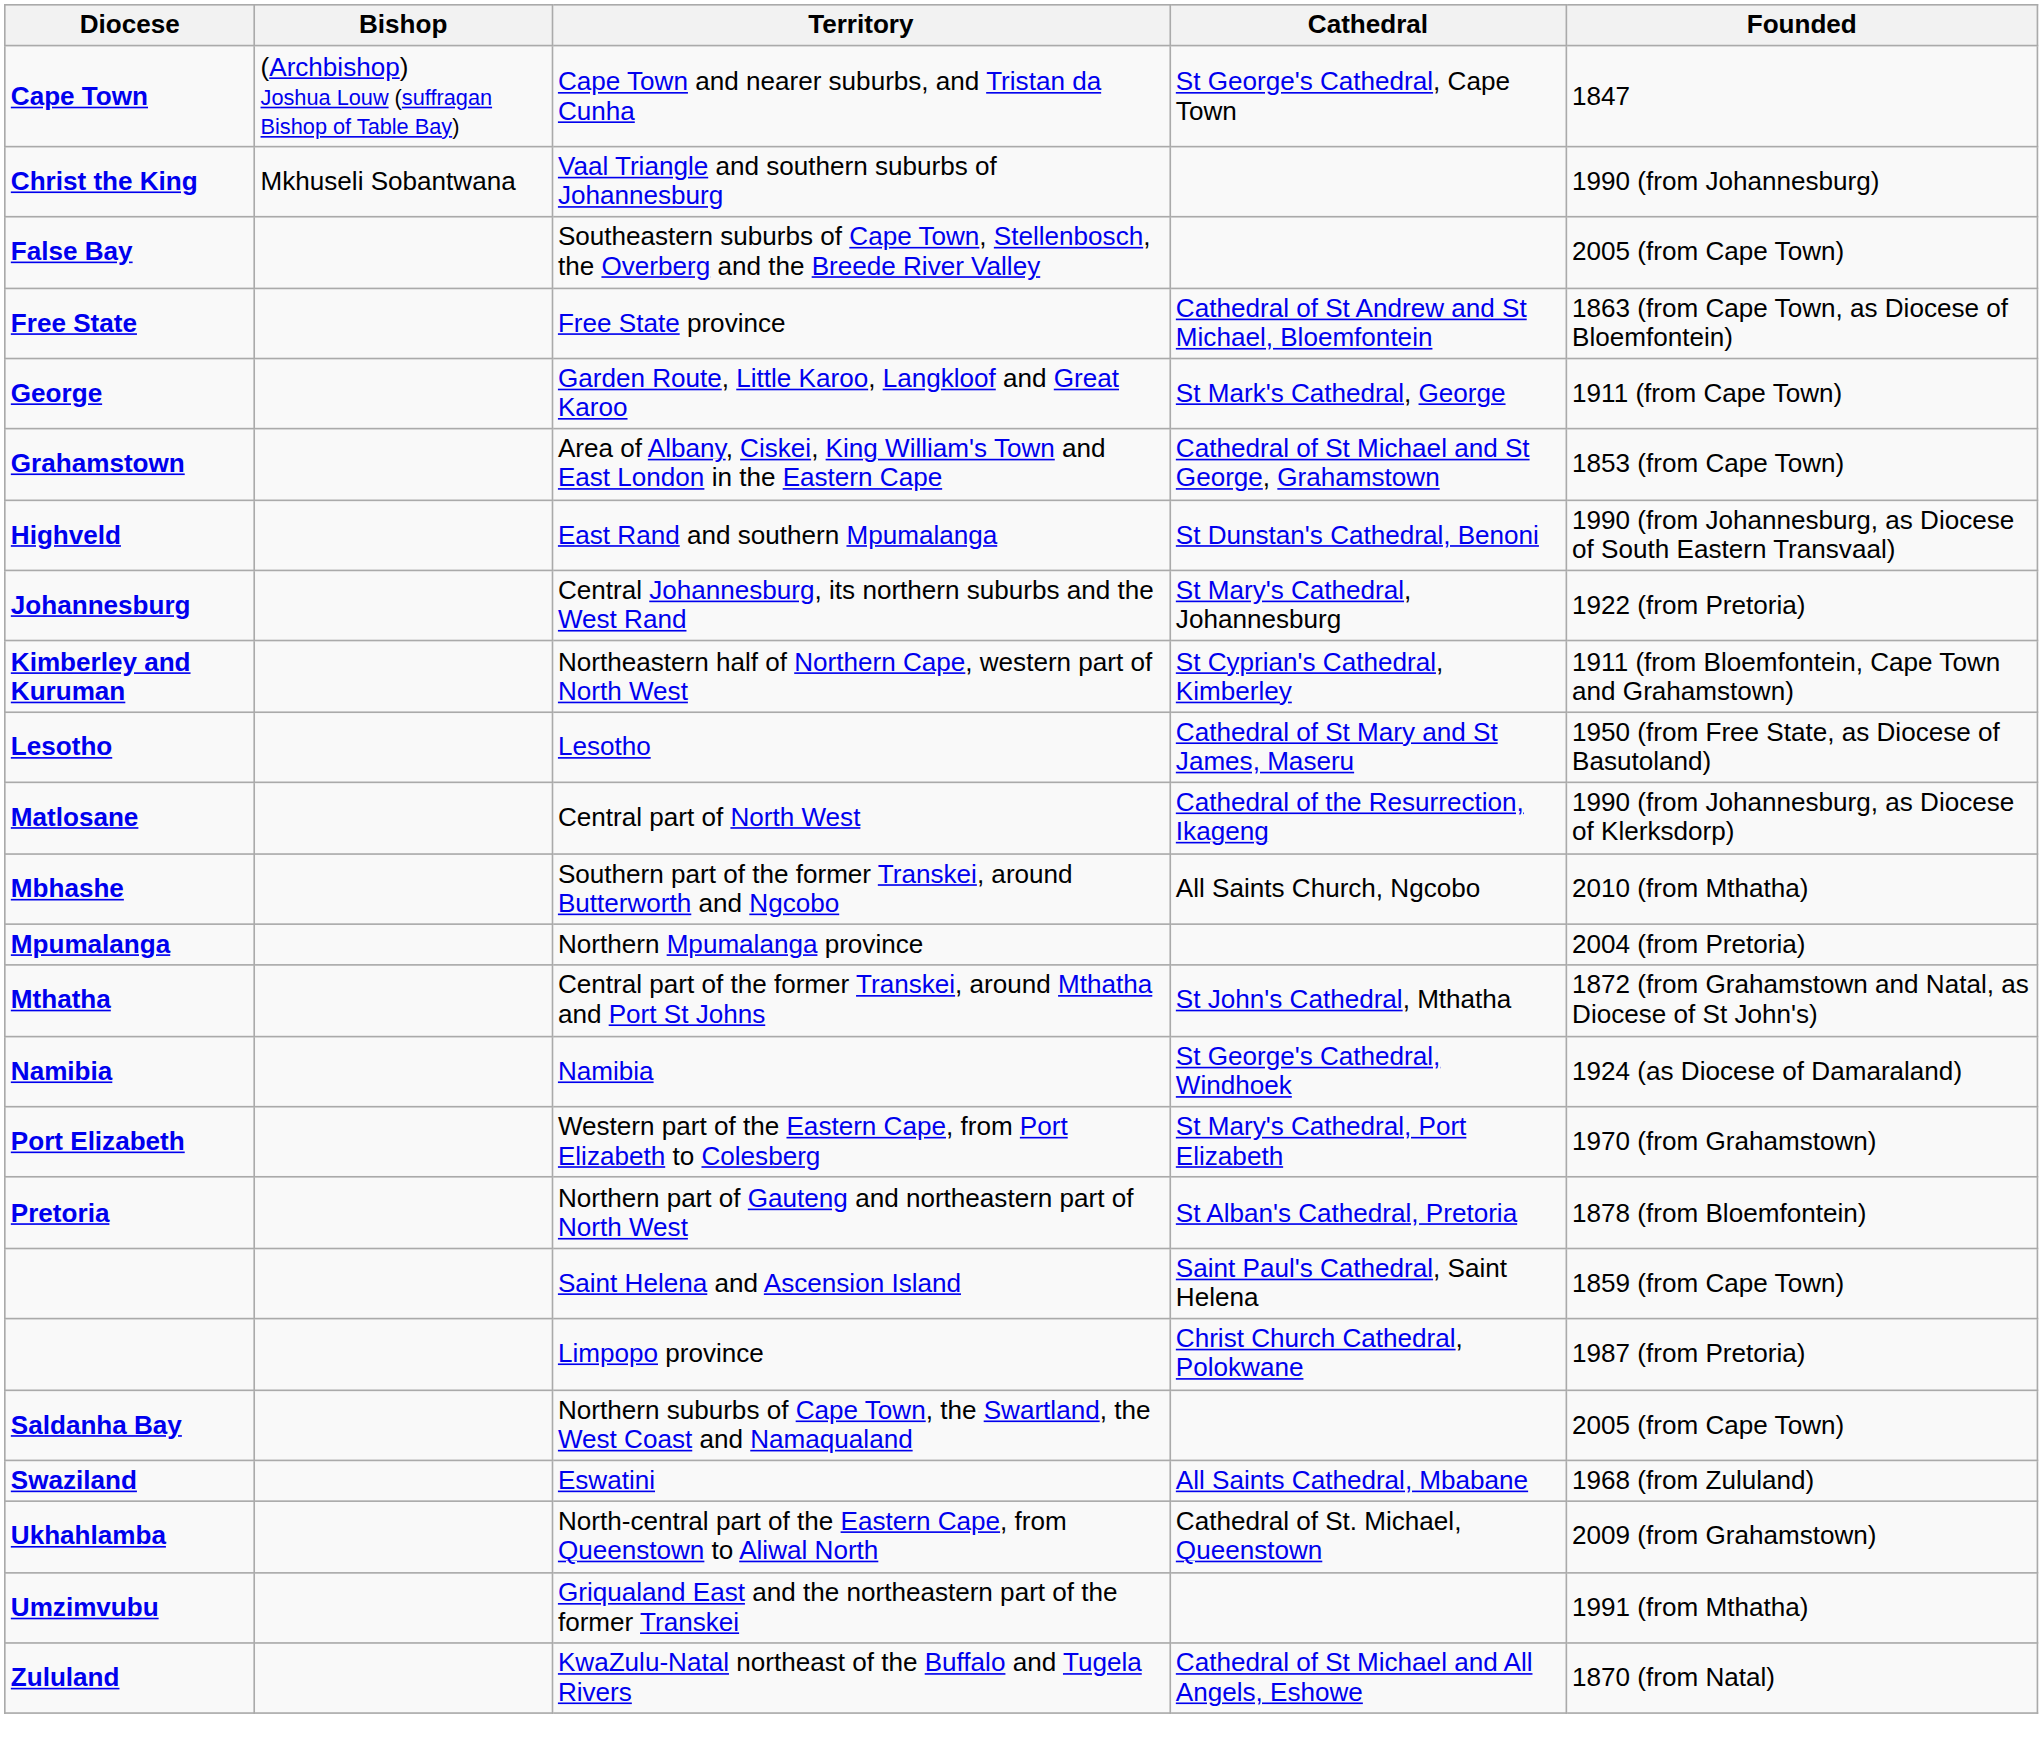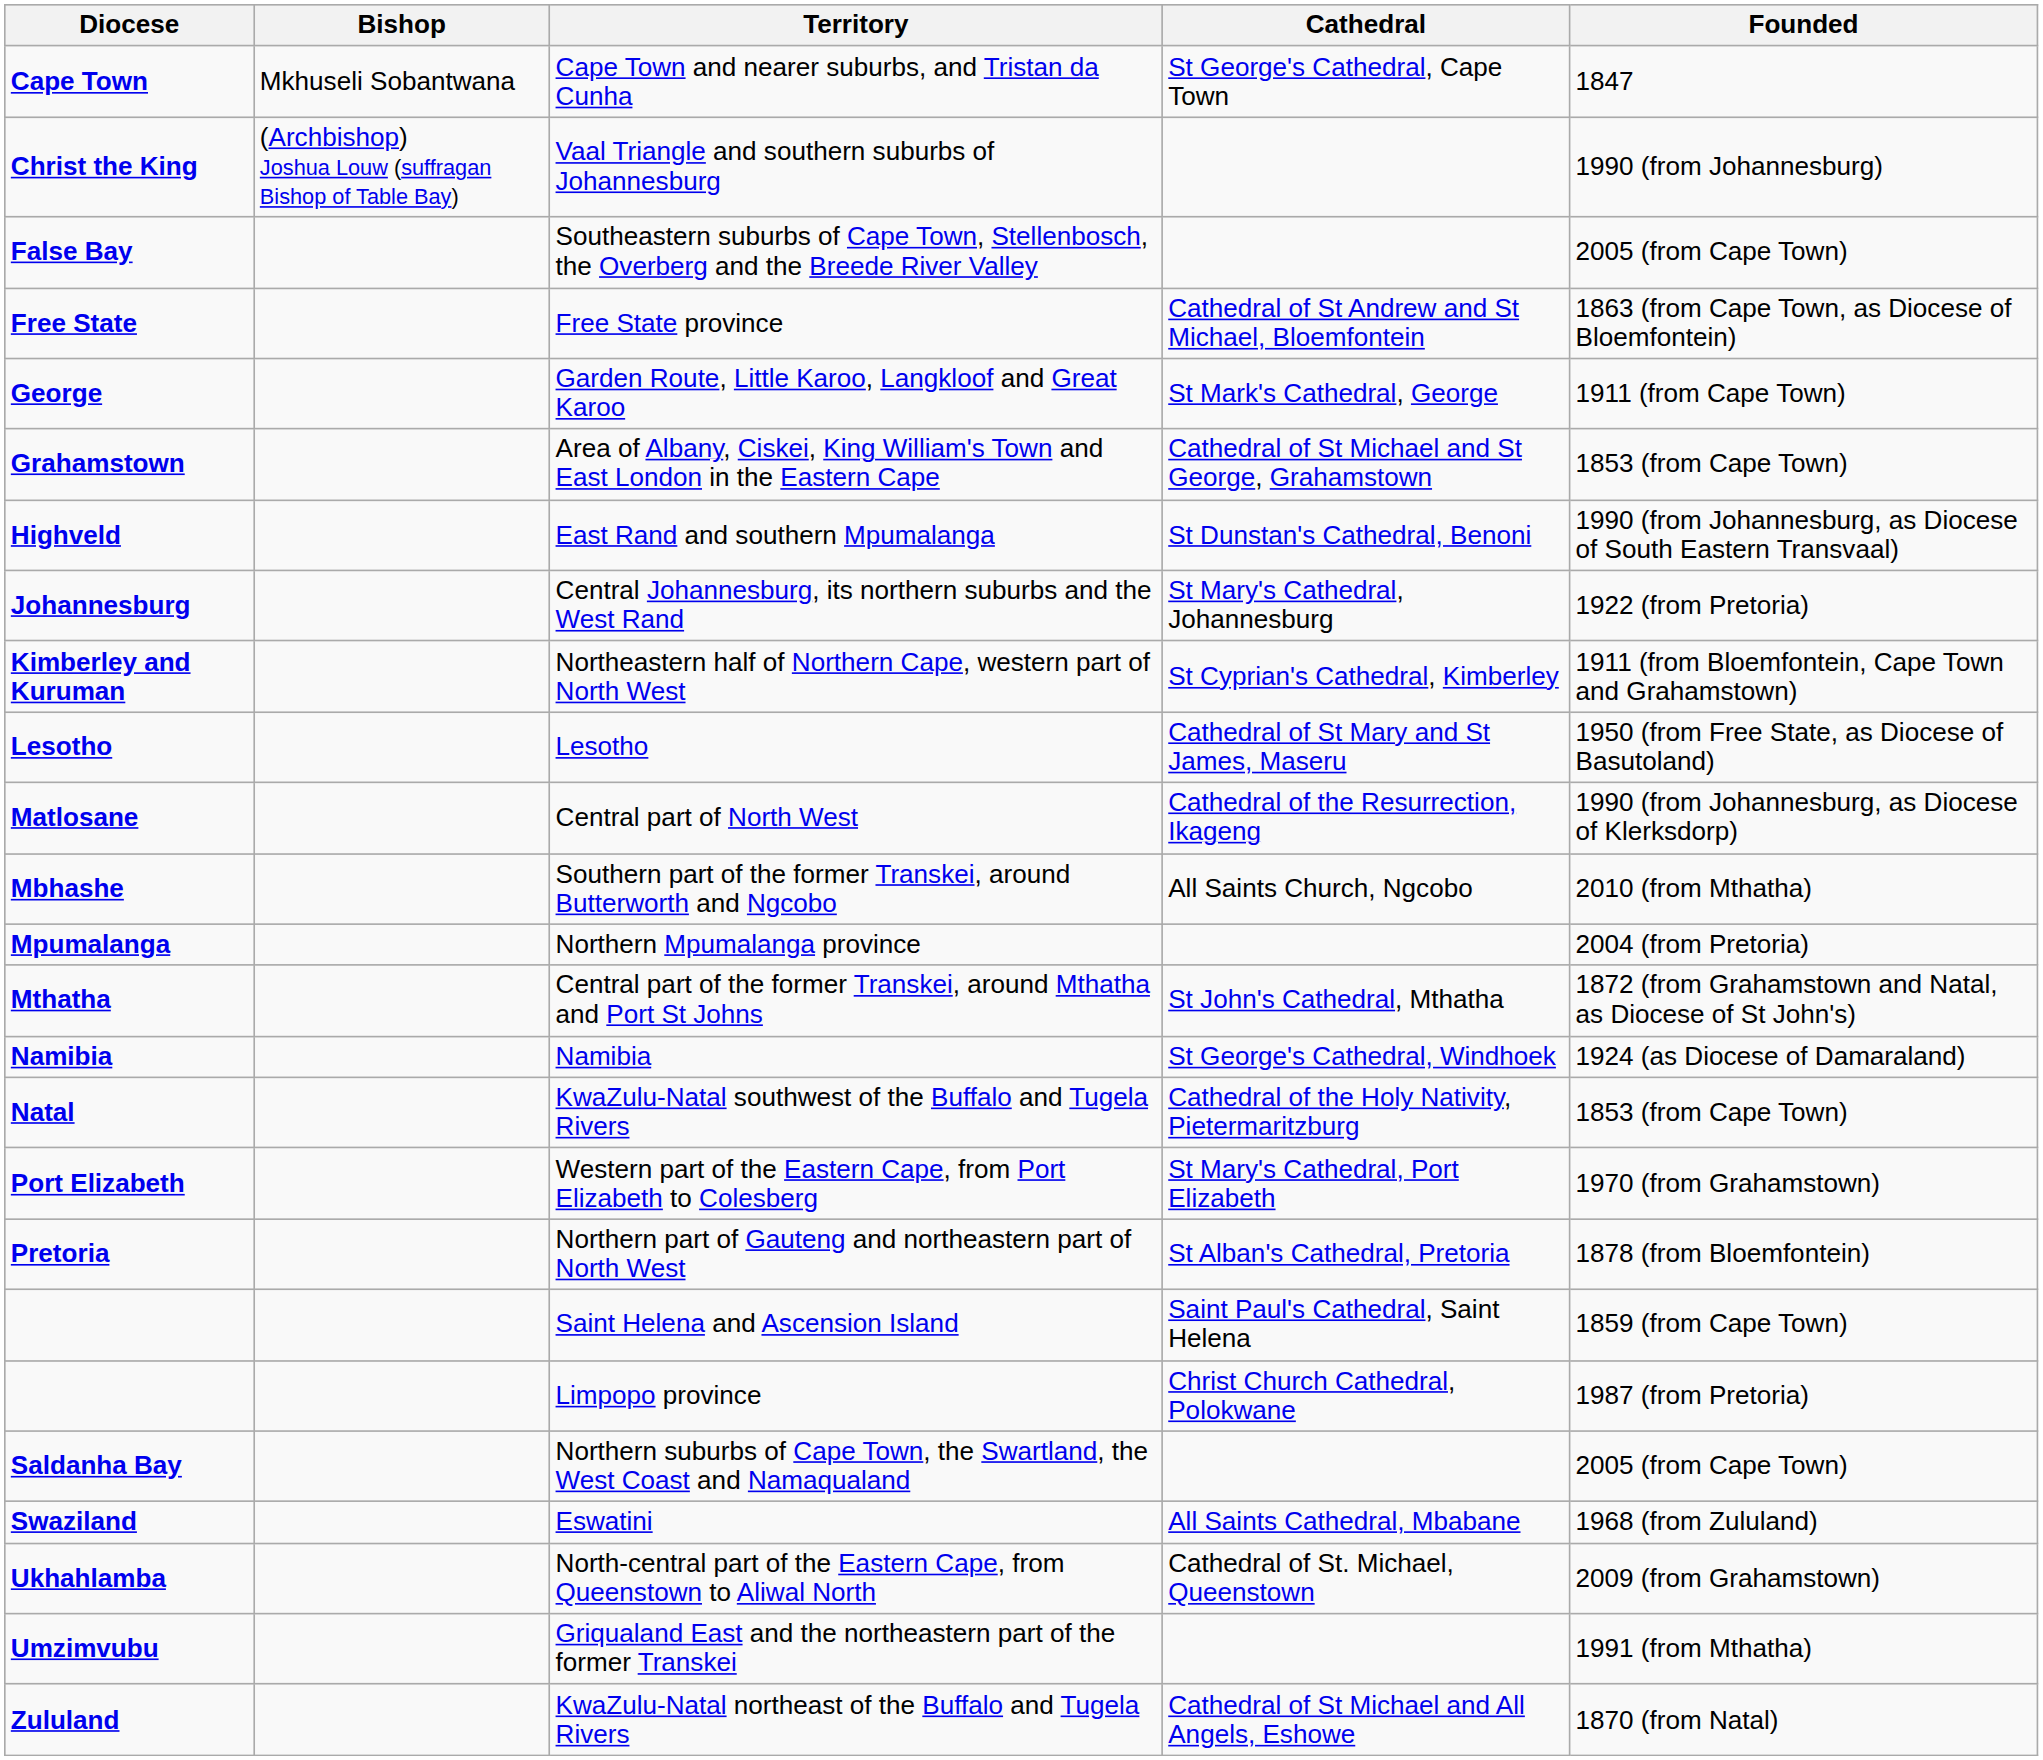(376, 95) (Archbishop) Joshua Louw (suffragan Bishop of Table Bay) -> (387, 81) Mkhuseli Sobantwana
(388, 181) Mkhuseli Sobantwana -> (376, 166) (Archbishop) Joshua Louw (suffragan Bishop of Table Bay)
+ row: (852, 1112)
